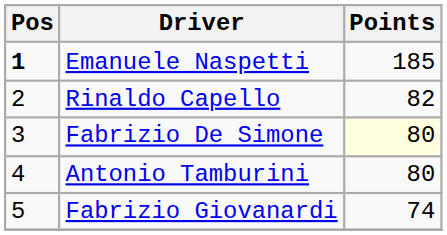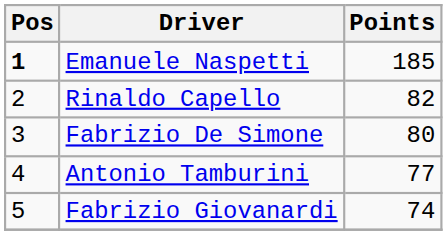(421, 137) lightyellow background -> (421, 137) no background
(421, 174) 80 -> (421, 174) 77
